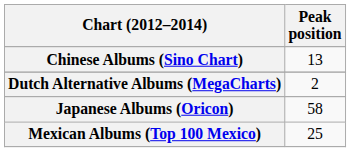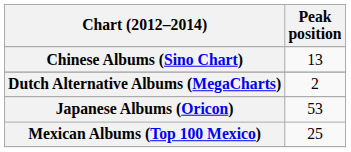(315, 109) 58 -> (315, 109) 53
